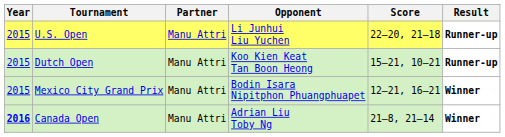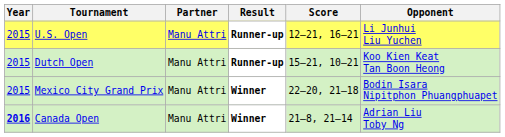columns swapped: (298, 12) <-> (471, 12)
(405, 34) 22–20, 21–18 -> (323, 34) 12–21, 16–21
(405, 90) 12–21, 16–21 -> (323, 90) 22–20, 21–18
